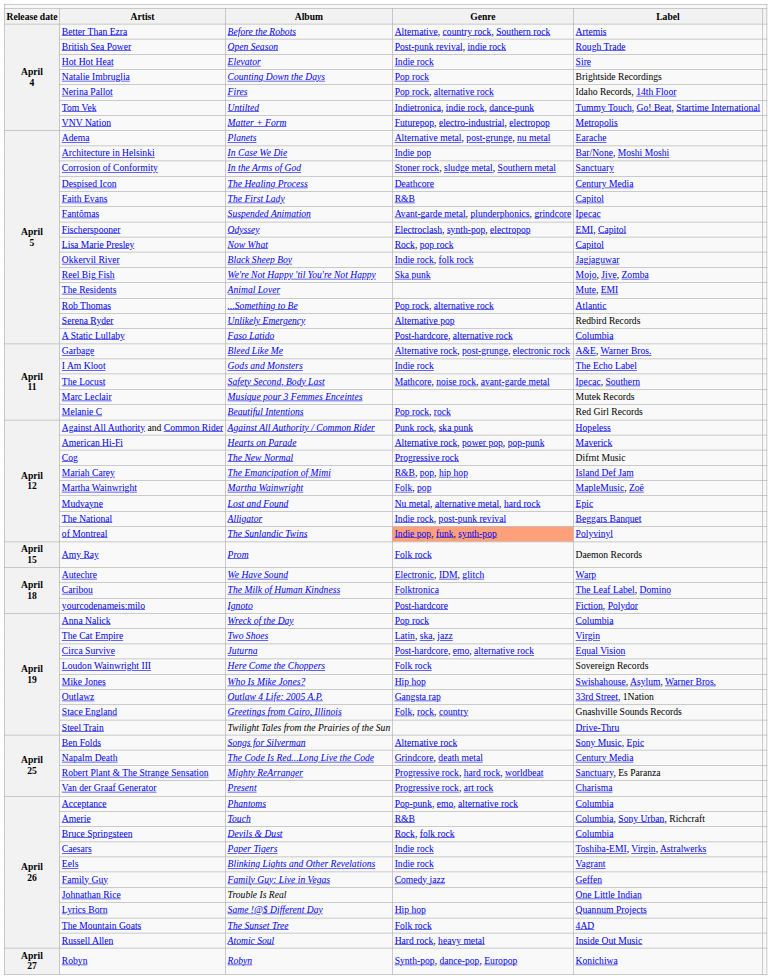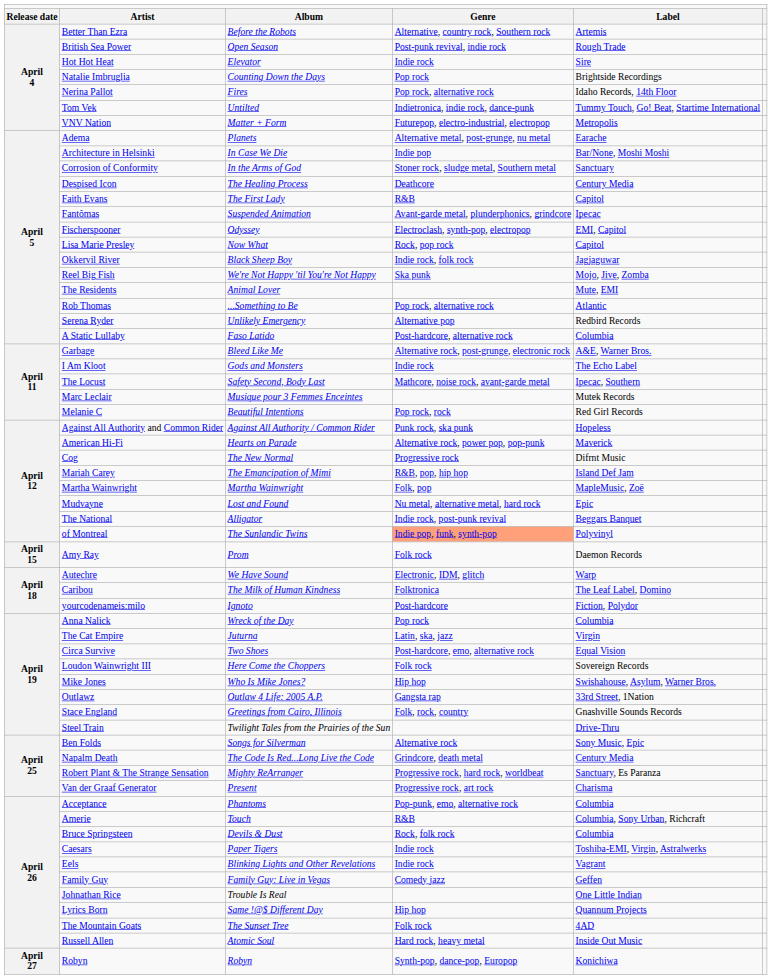(248, 636) Two Shoes -> (243, 636) Juturna
(243, 651) Juturna -> (248, 651) Two Shoes
